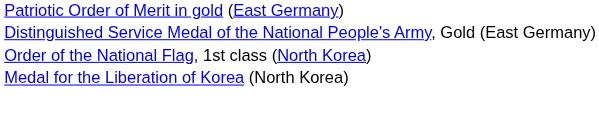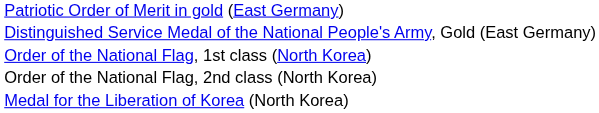+ row: (191, 78)
